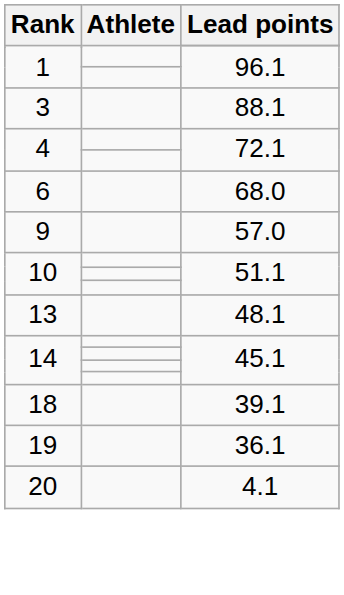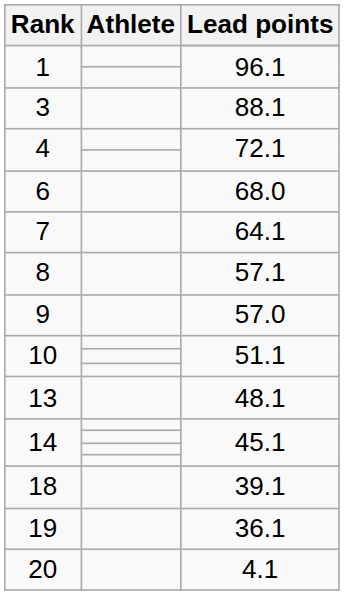+ row: (43, 231)
+ row: (43, 273)
